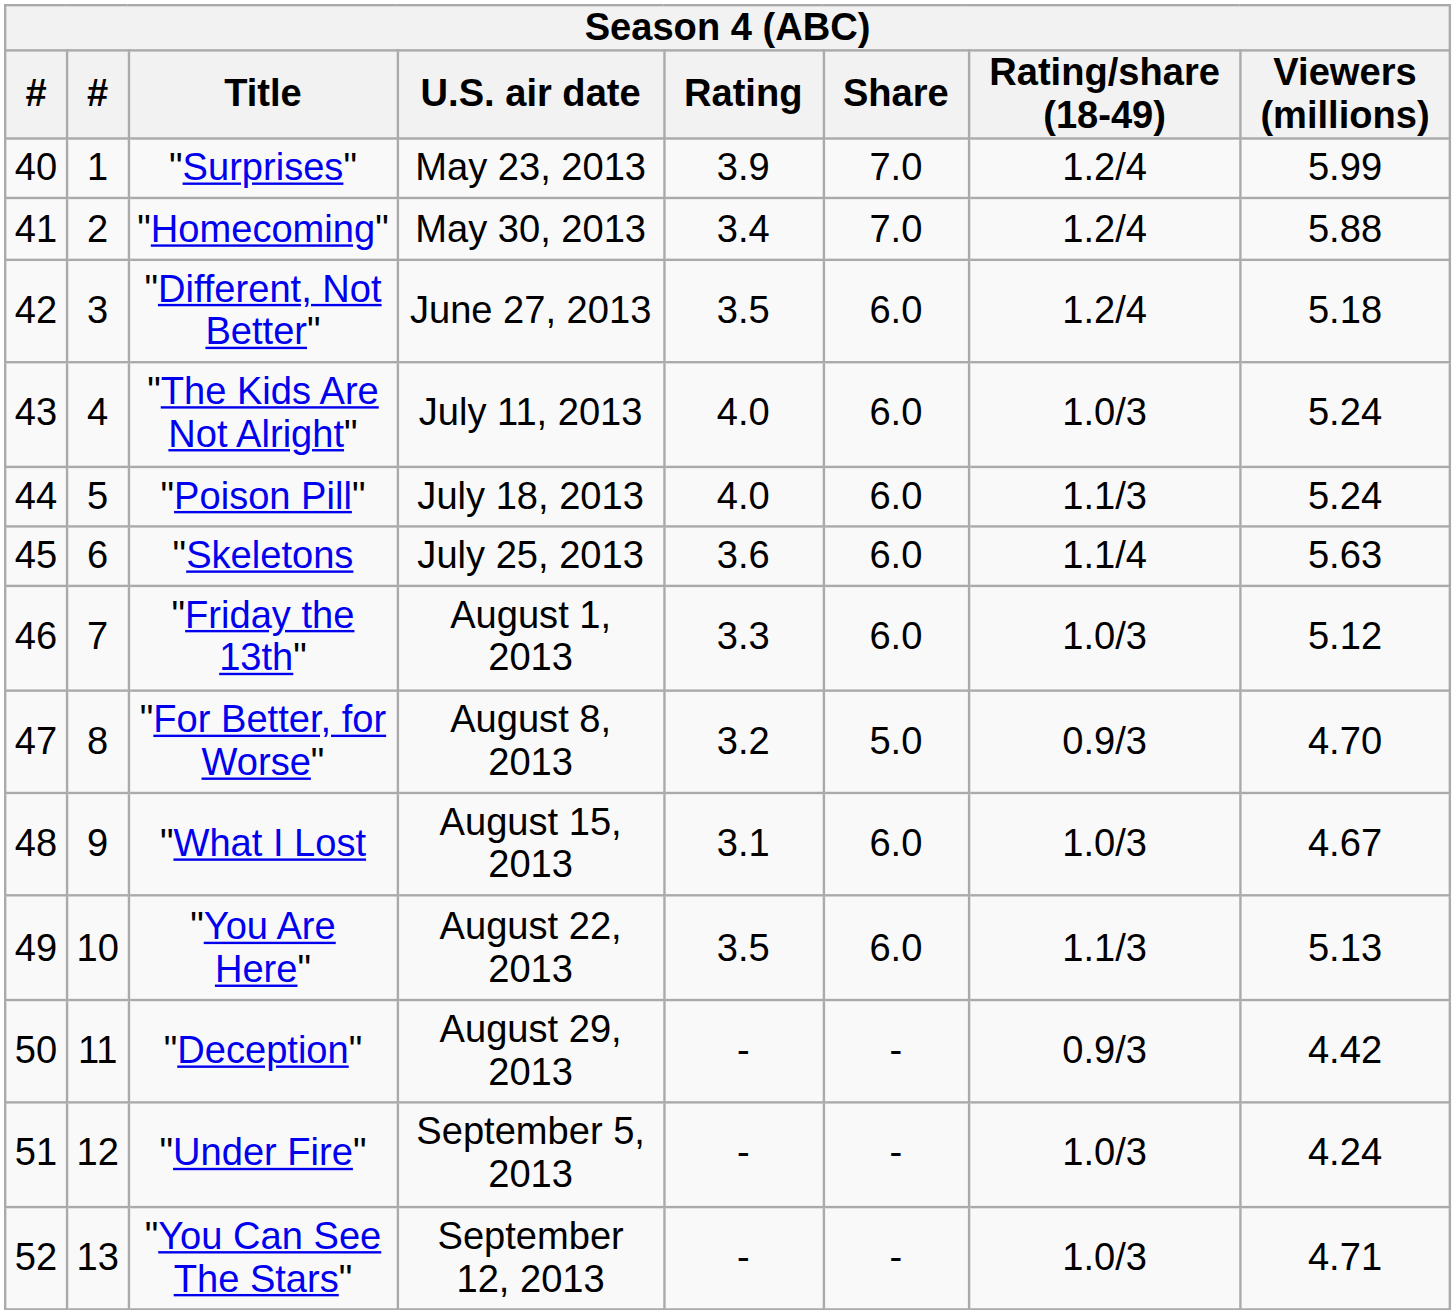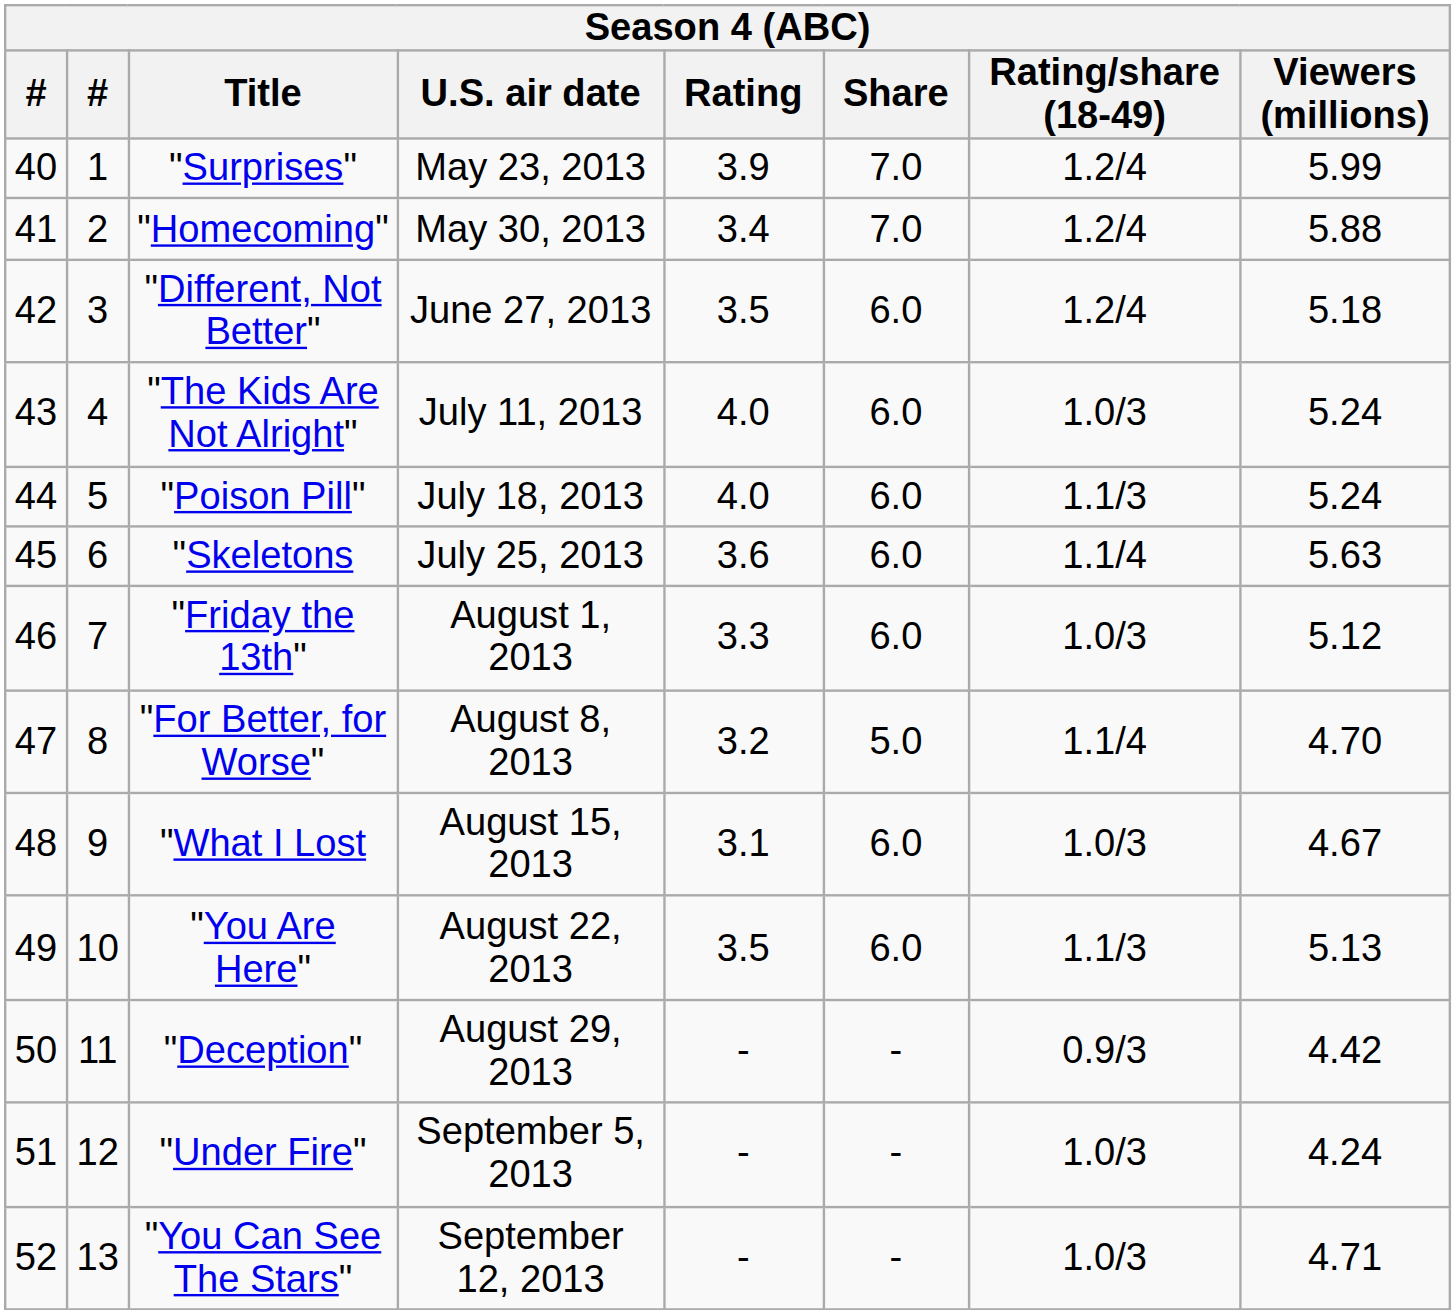(1105, 740) 0.9/3 -> (1105, 740) 1.1/4
